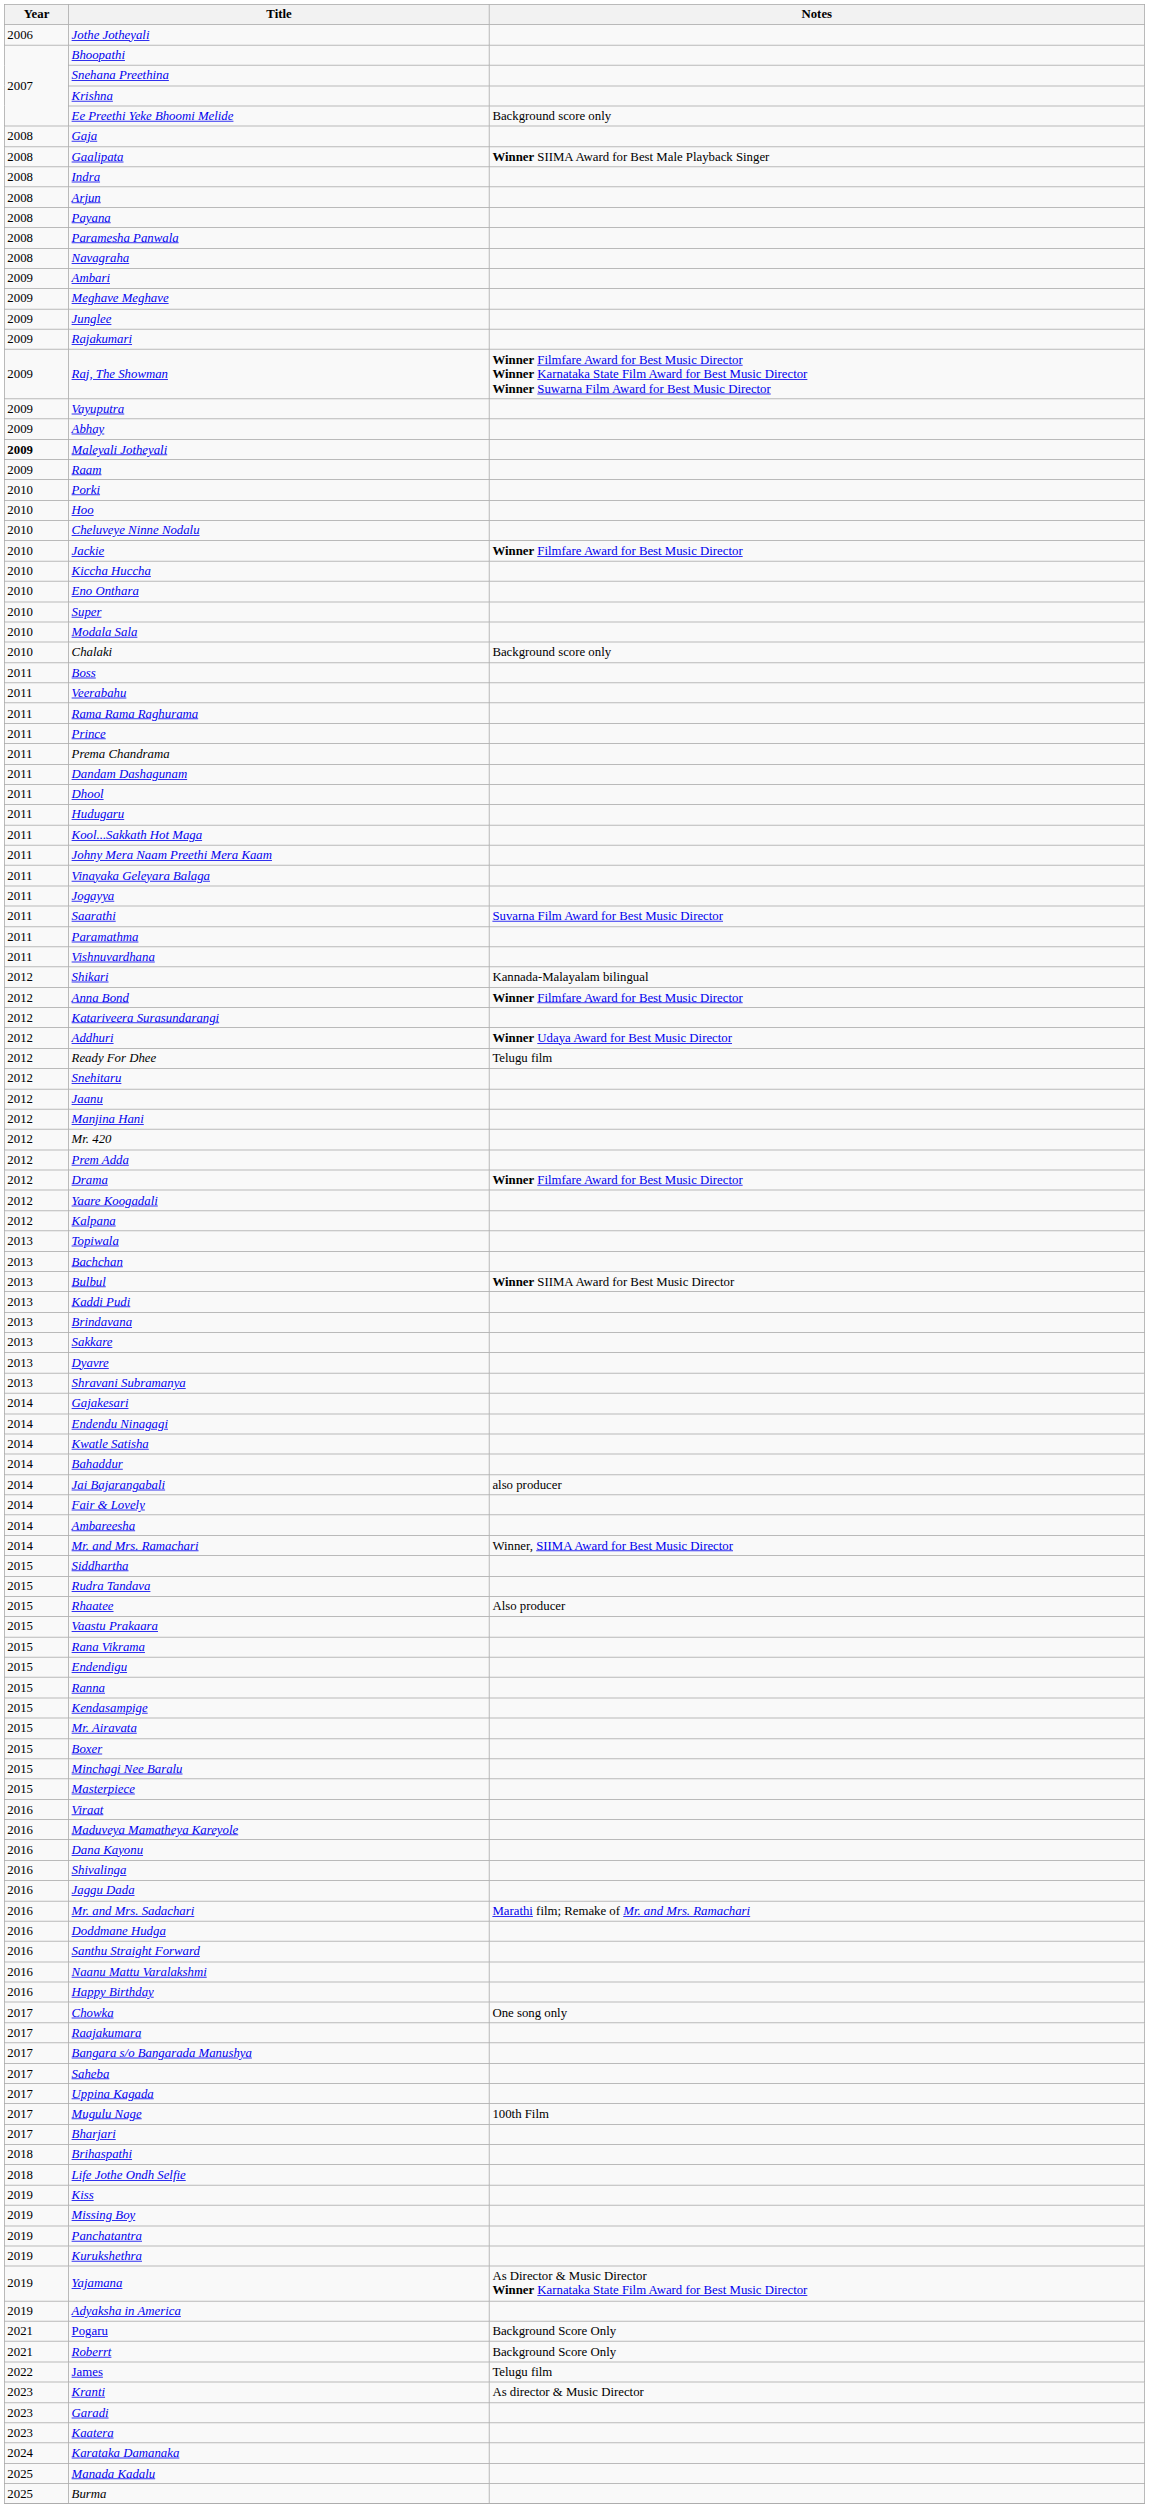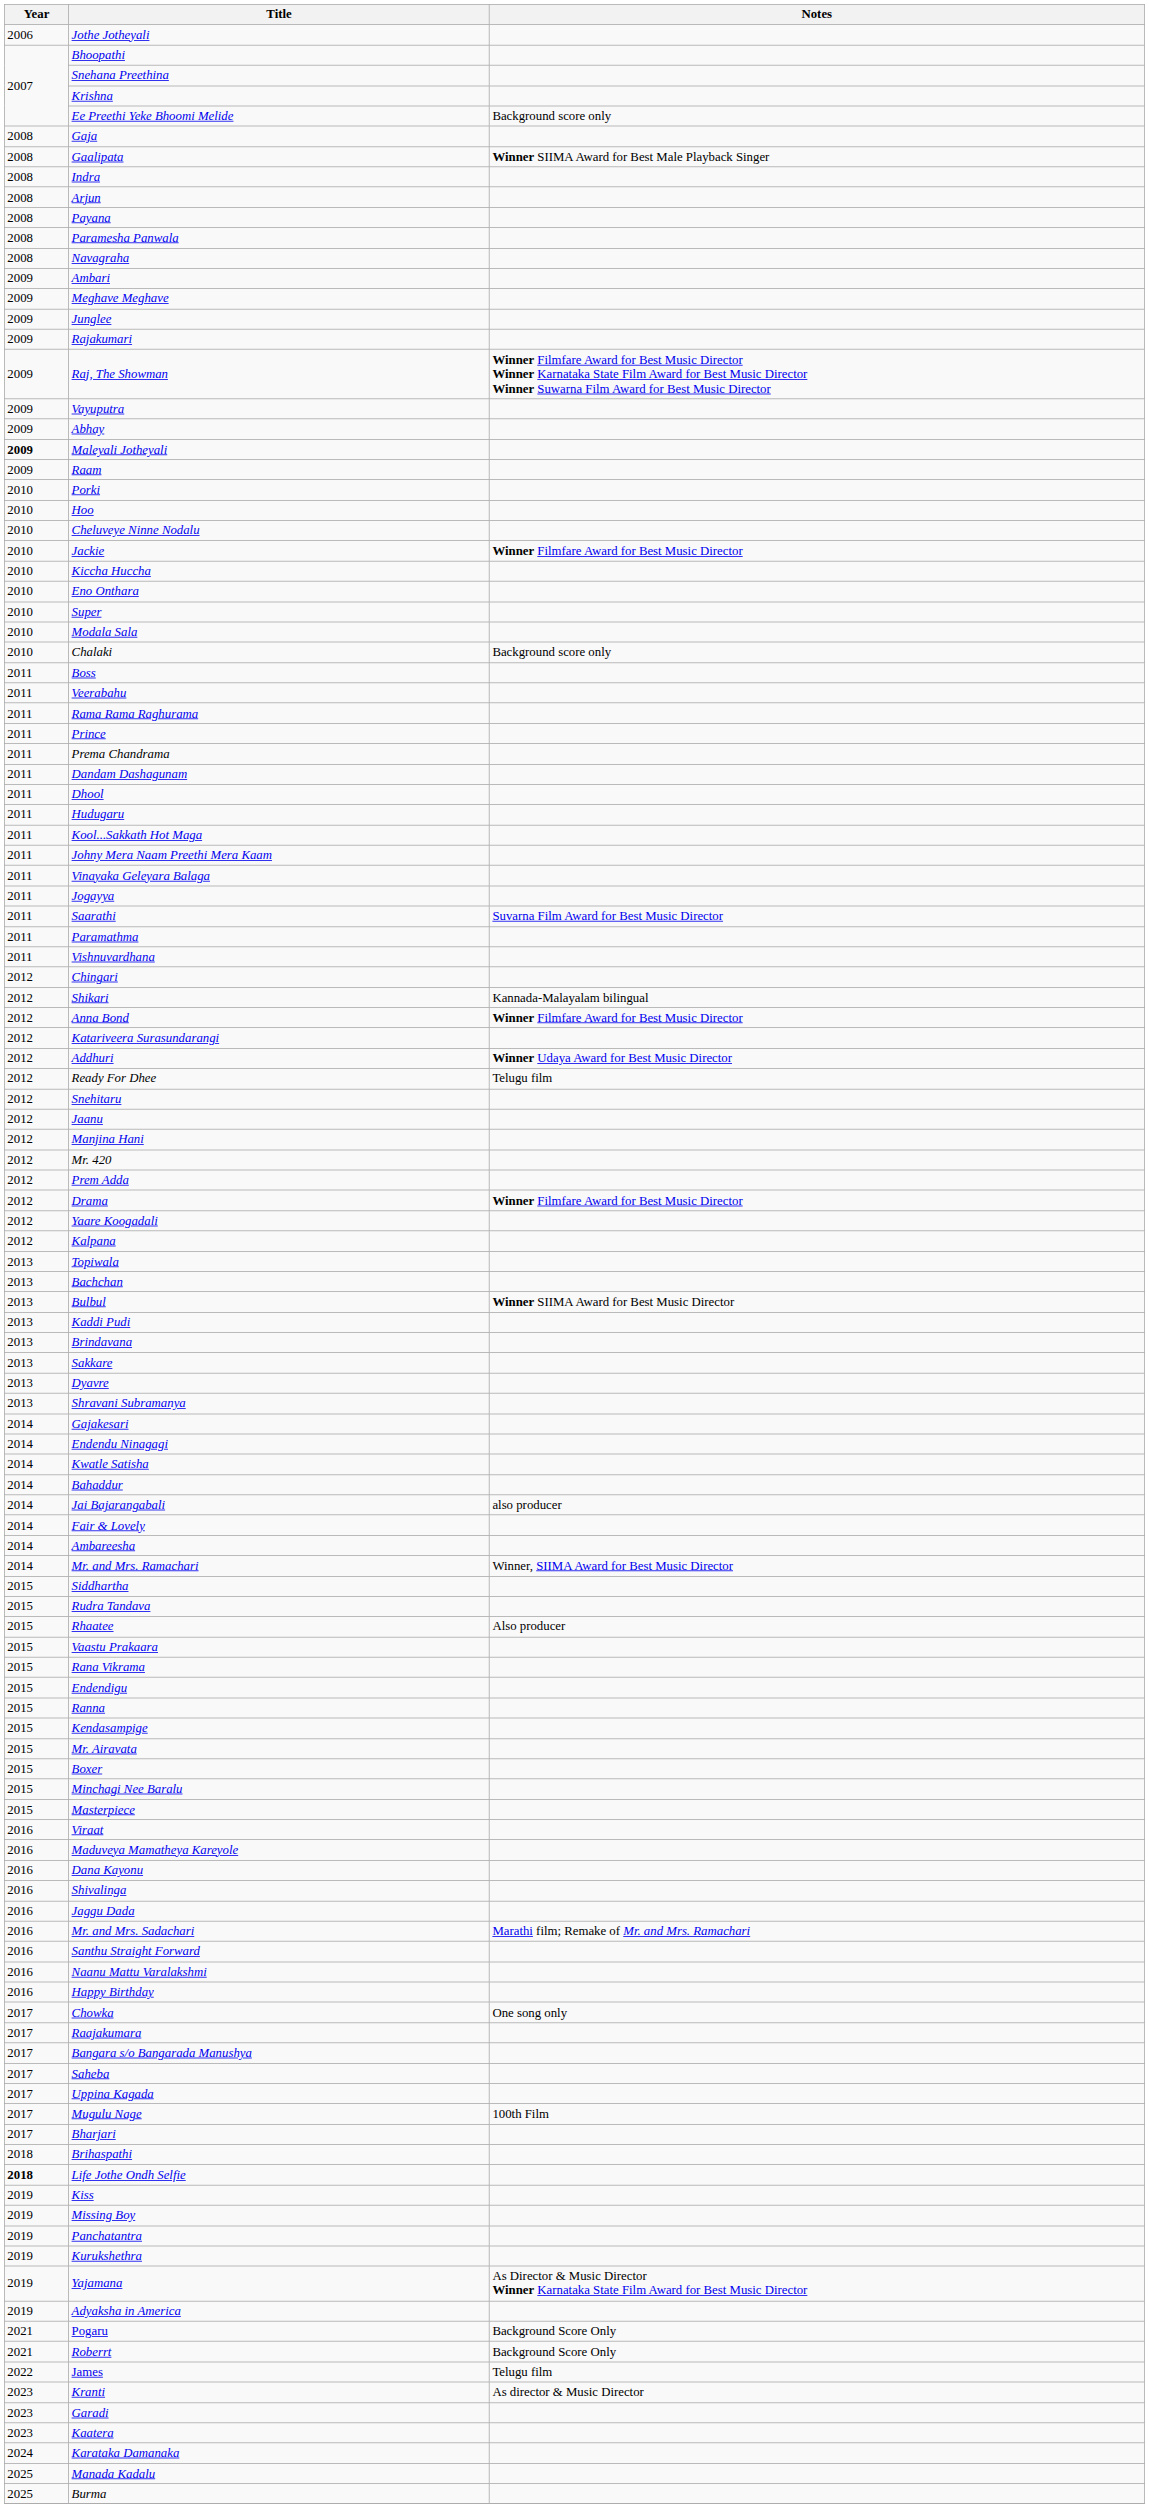+ row: (95, 977)
- row: (119, 1931)
(20, 2174) normal -> (20, 2174) bold
